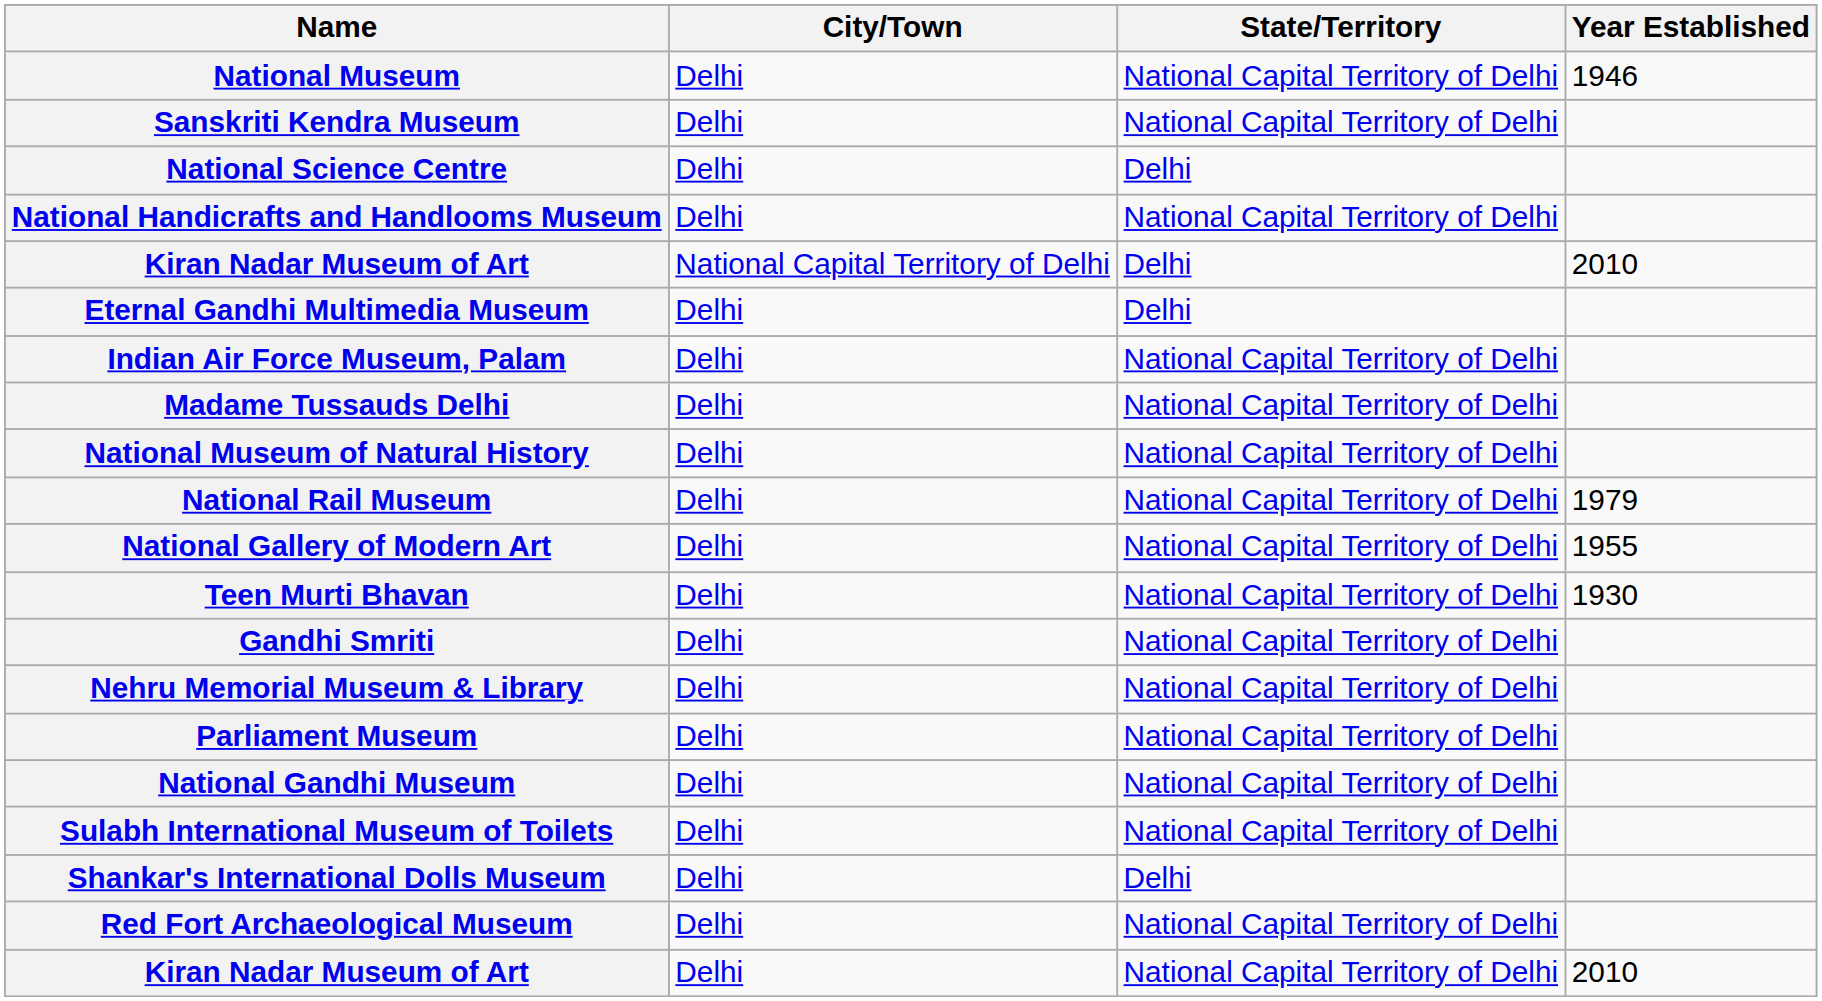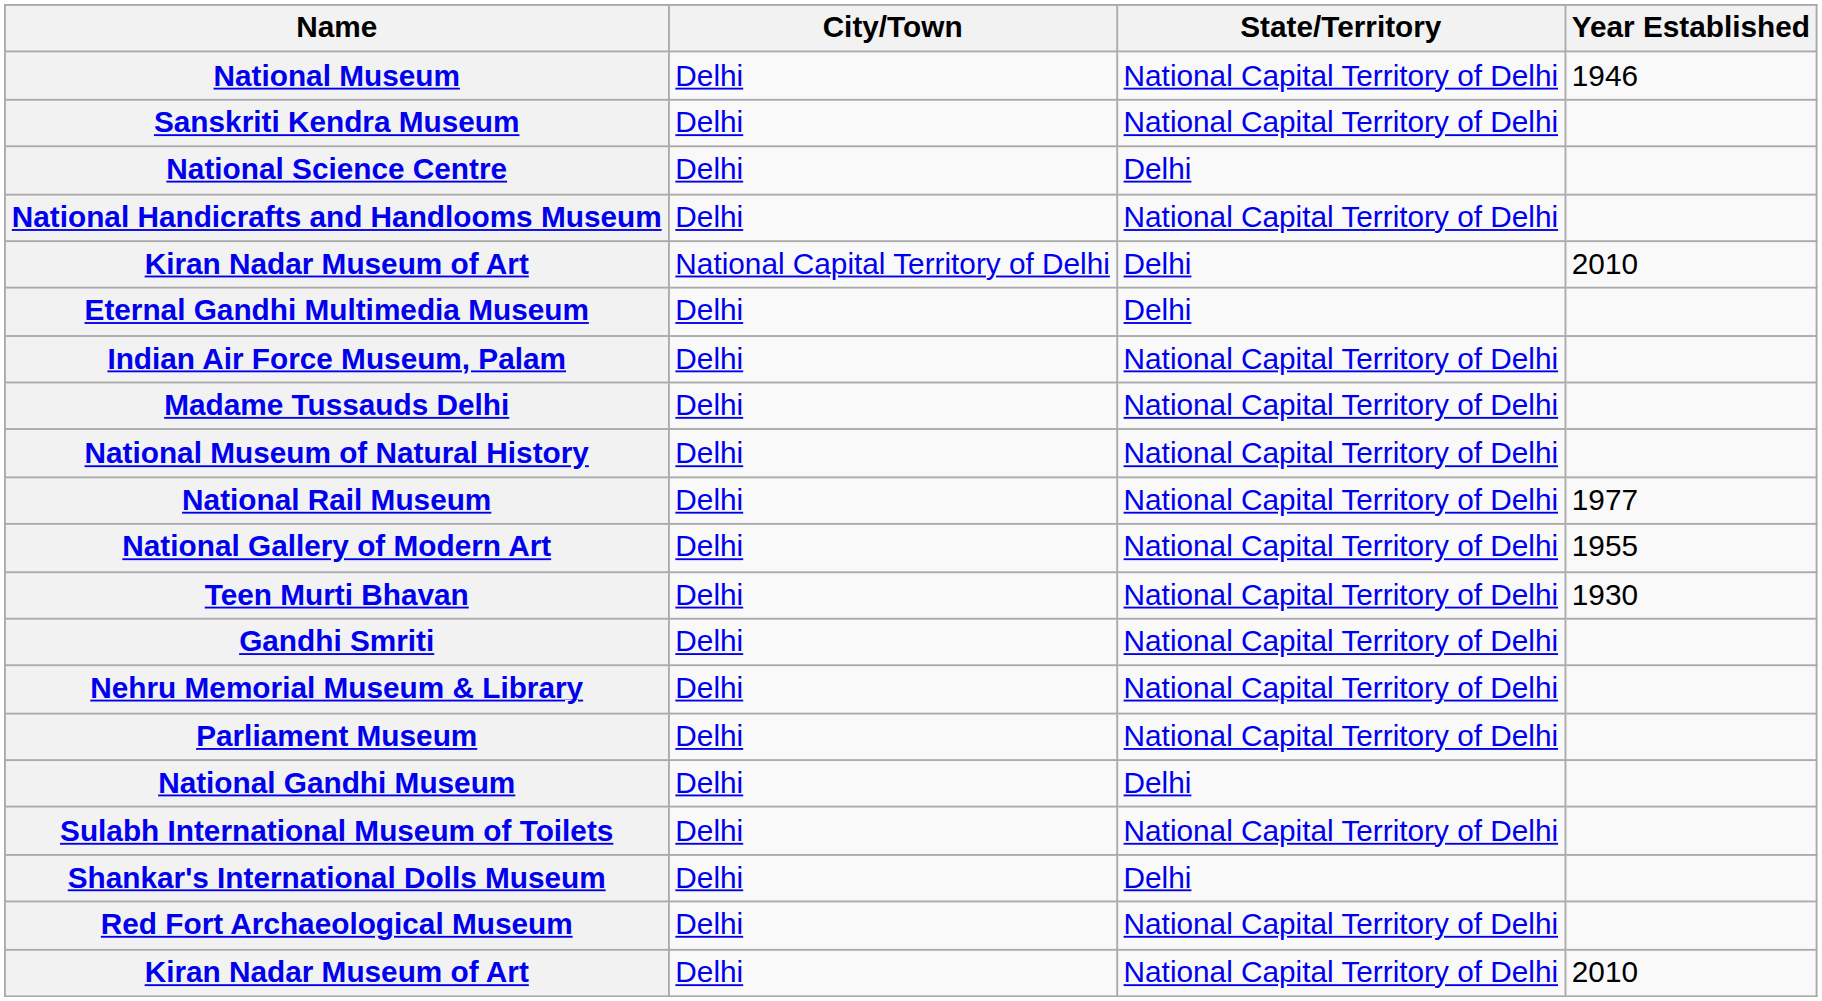(1605, 500) 1979 -> (1605, 500) 1977
(1341, 783) National Capital Territory of Delhi -> (1157, 783) Delhi
